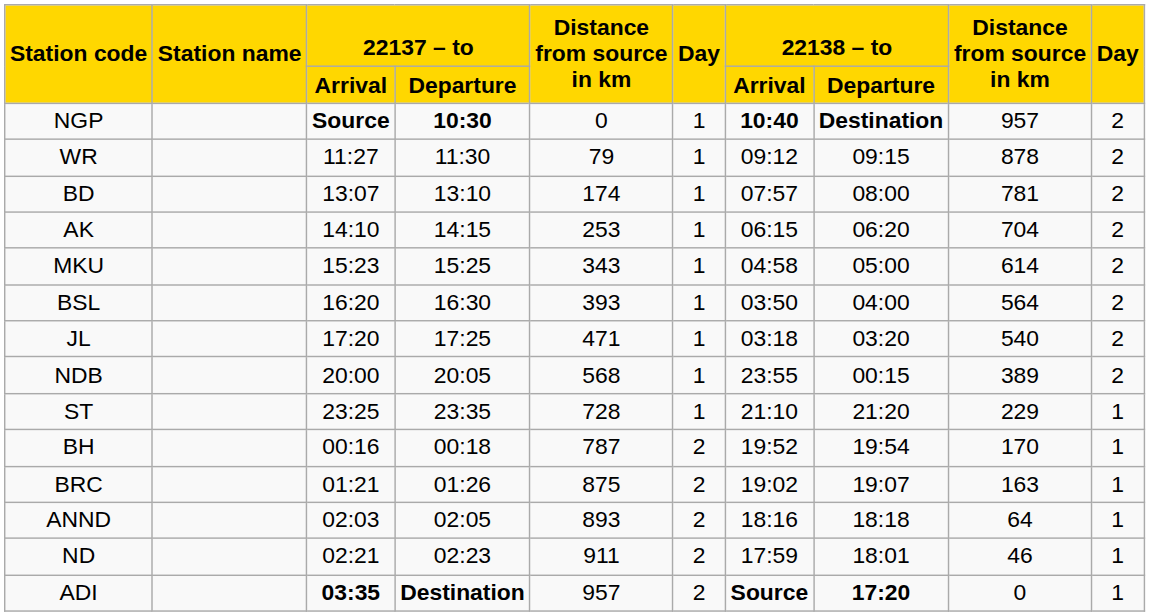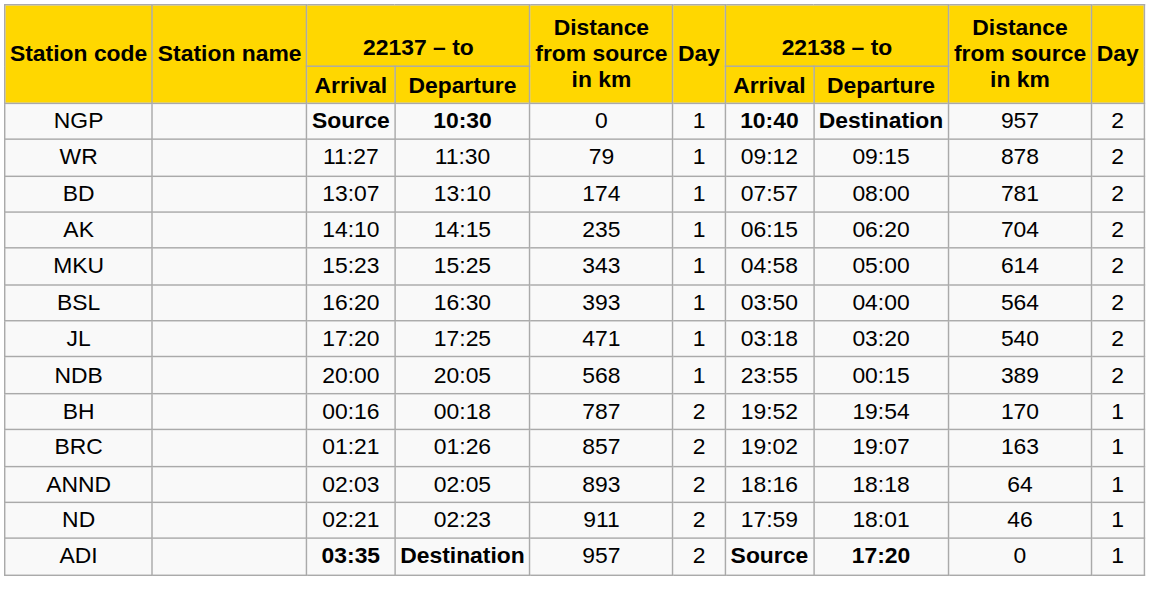(601, 229) 253 -> (601, 229) 235
- row: (79, 411)
(601, 483) 875 -> (601, 447) 857
